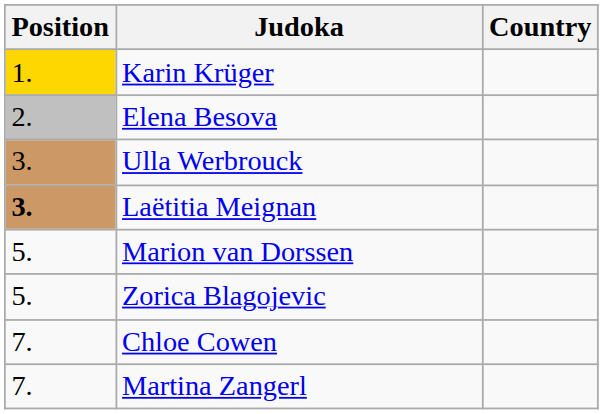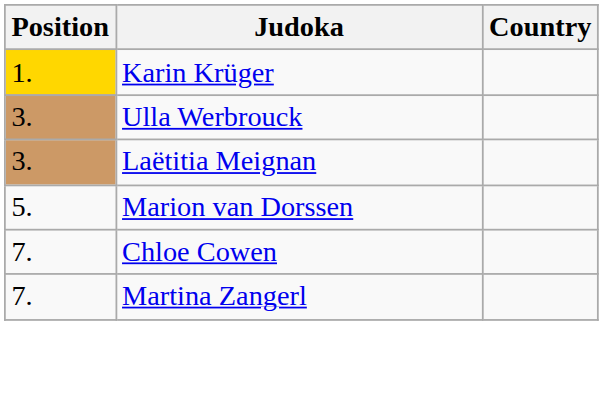- row: (200, 116)
(22, 206) bold -> (22, 161) normal
- row: (224, 296)
